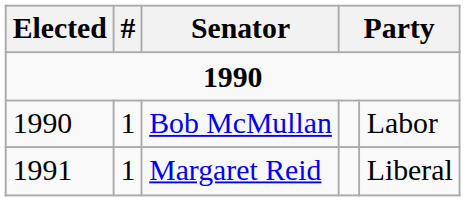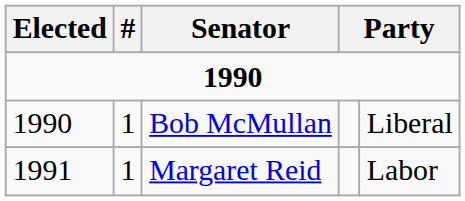(402, 123) Labor -> (410, 123) Liberal
(410, 170) Liberal -> (402, 170) Labor
